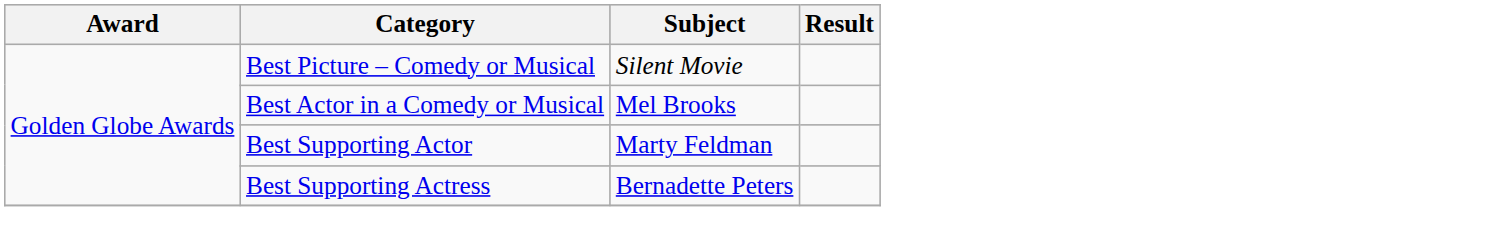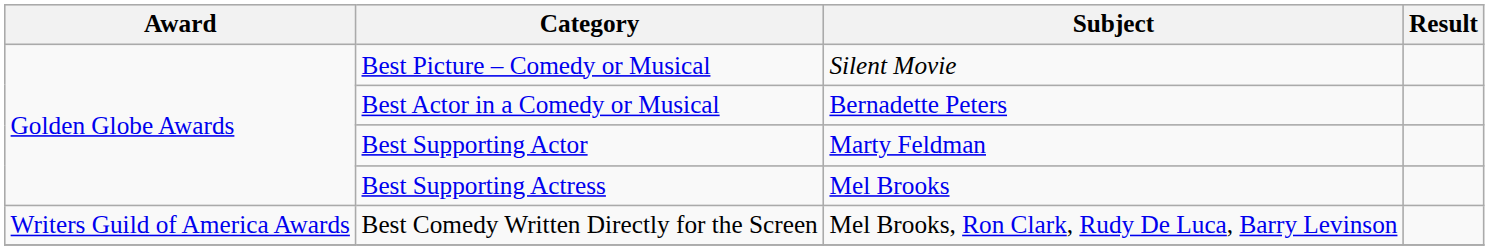(676, 104) Mel Brooks -> (918, 104) Bernadette Peters
(705, 184) Bernadette Peters -> (889, 184) Mel Brooks
+ row: (590, 225)
